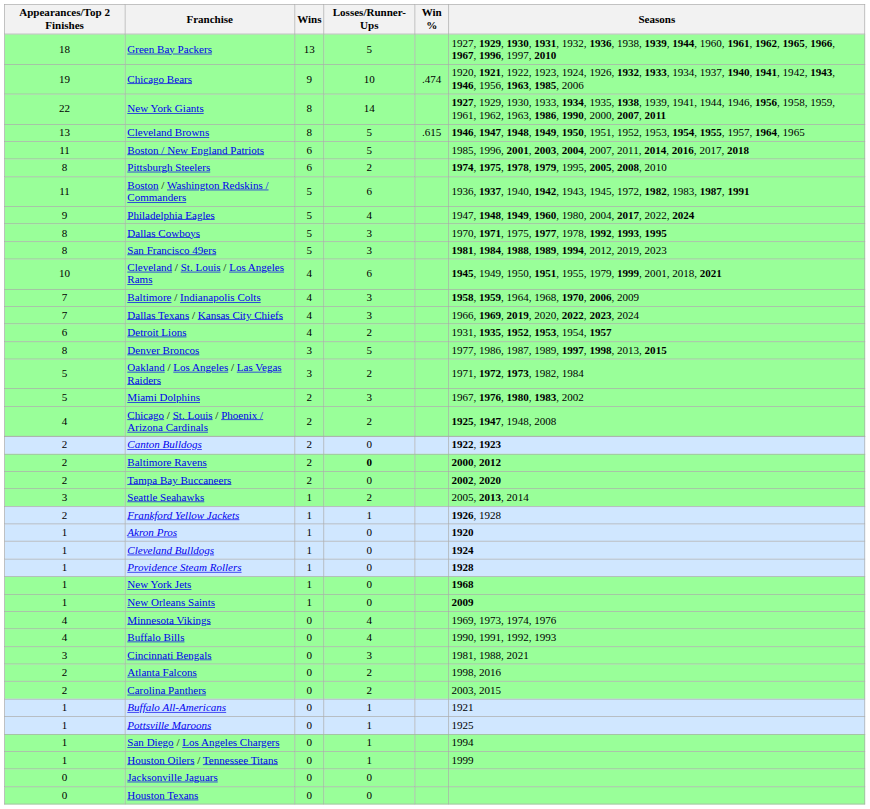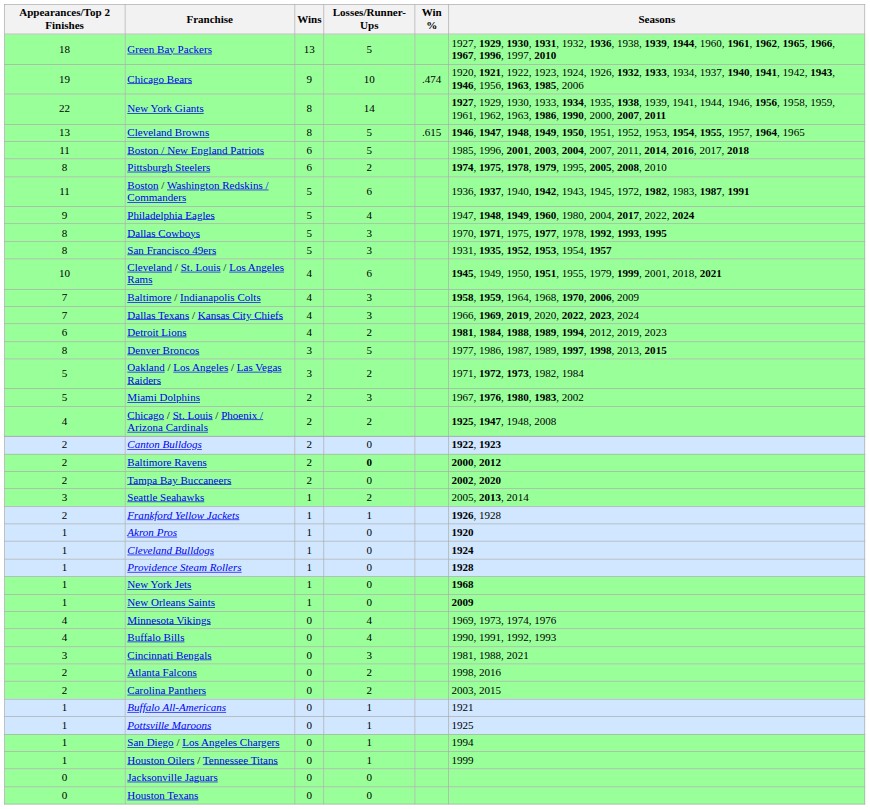(559, 250) 1981, 1984, 1988, 1989, 1994, 2012, 2019, 2023 -> (531, 250) 1931, 1935, 1952, 1953, 1954, 1957
(531, 332) 1931, 1935, 1952, 1953, 1954, 1957 -> (559, 332) 1981, 1984, 1988, 1989, 1994, 2012, 2019, 2023
